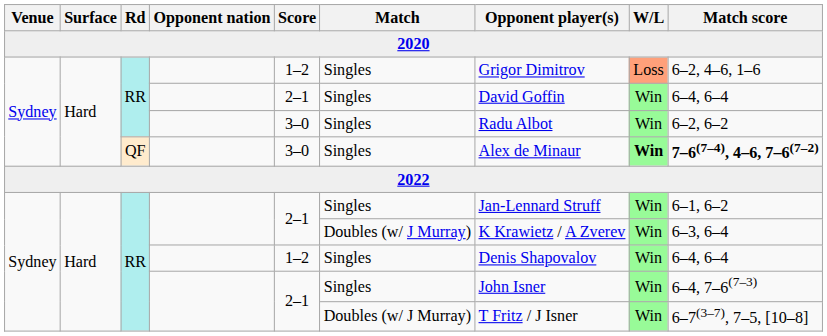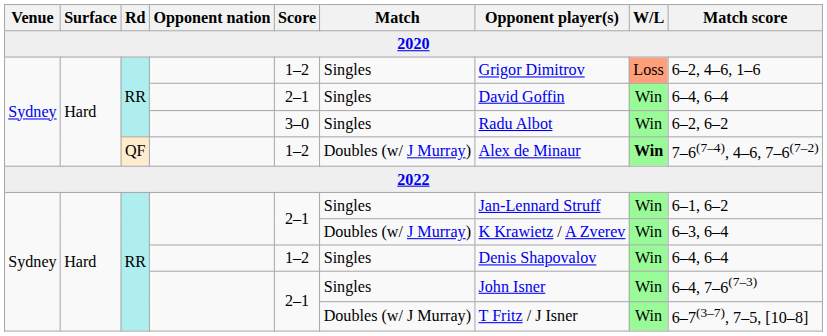(297, 151) 3–0 -> (297, 151) 1–2
(347, 151) Singles -> (397, 151) Doubles (w/ J Murray)
(745, 151) bold -> (745, 151) normal
